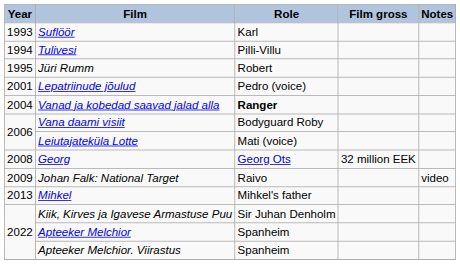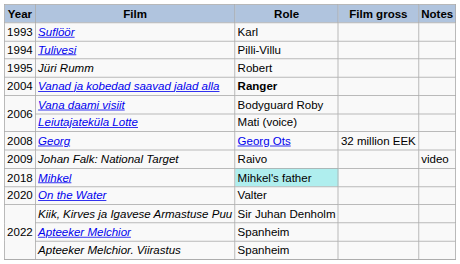- row: (87, 87)
(20, 196) 2013 -> (20, 178) 2018
(275, 196) no background -> (275, 178) paleturquoise background
+ row: (72, 196)
